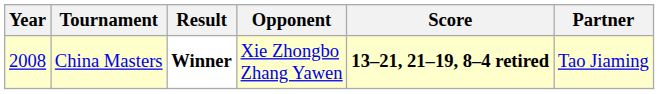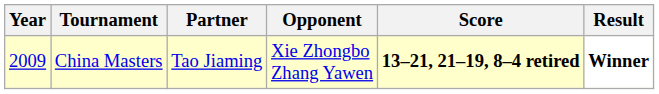columns swapped: (603, 20) <-> (202, 20)
(28, 61) 2008 -> (28, 61) 2009
